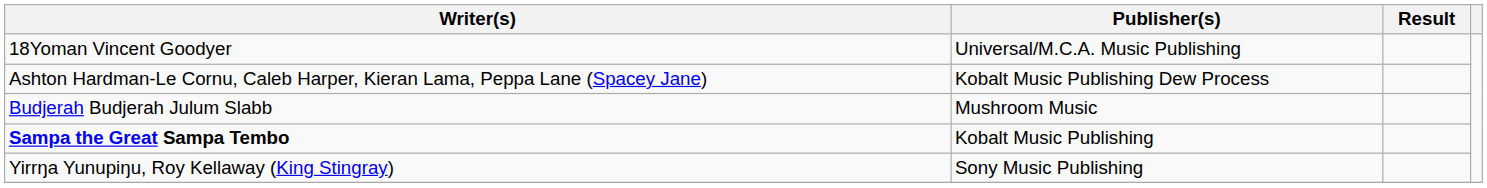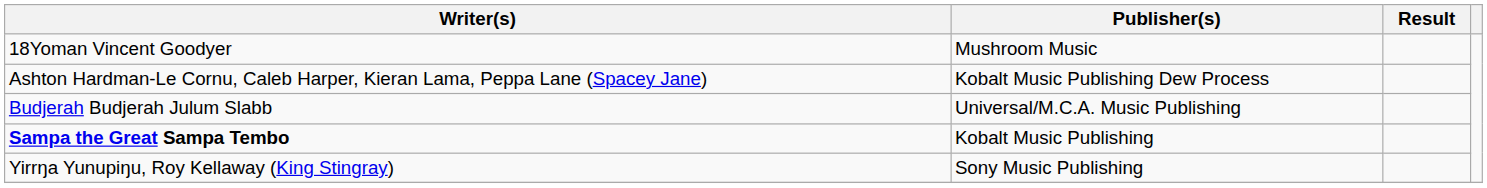(1098, 49) Universal/M.C.A. Music Publishing -> (1026, 49) Mushroom Music
(1026, 108) Mushroom Music -> (1098, 108) Universal/M.C.A. Music Publishing
